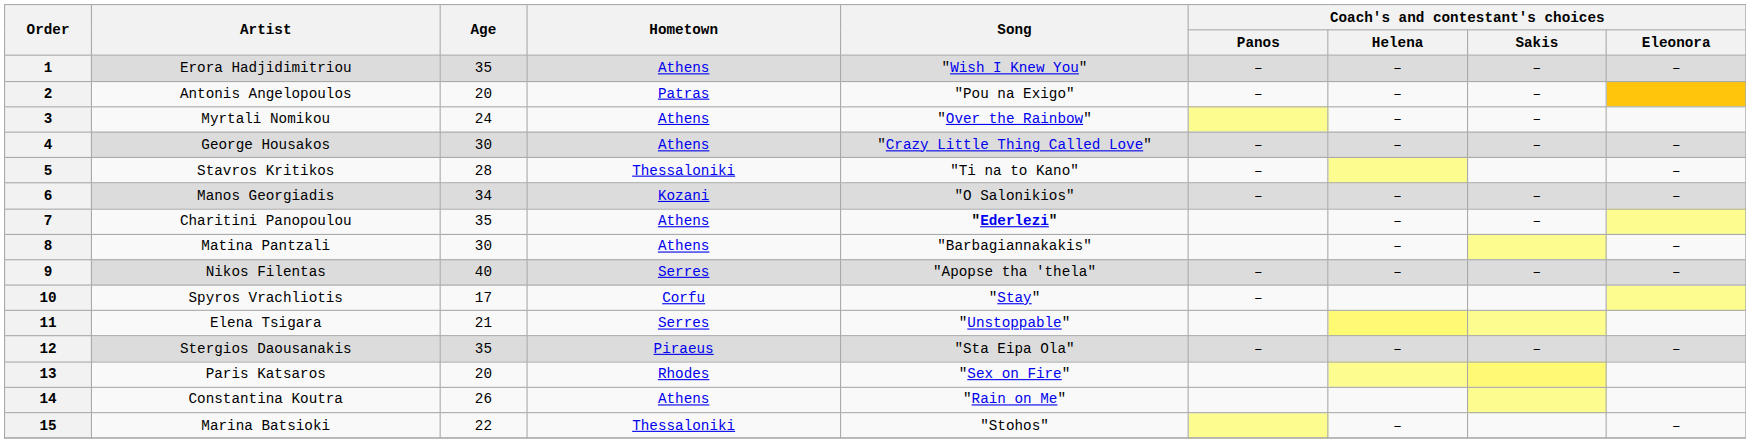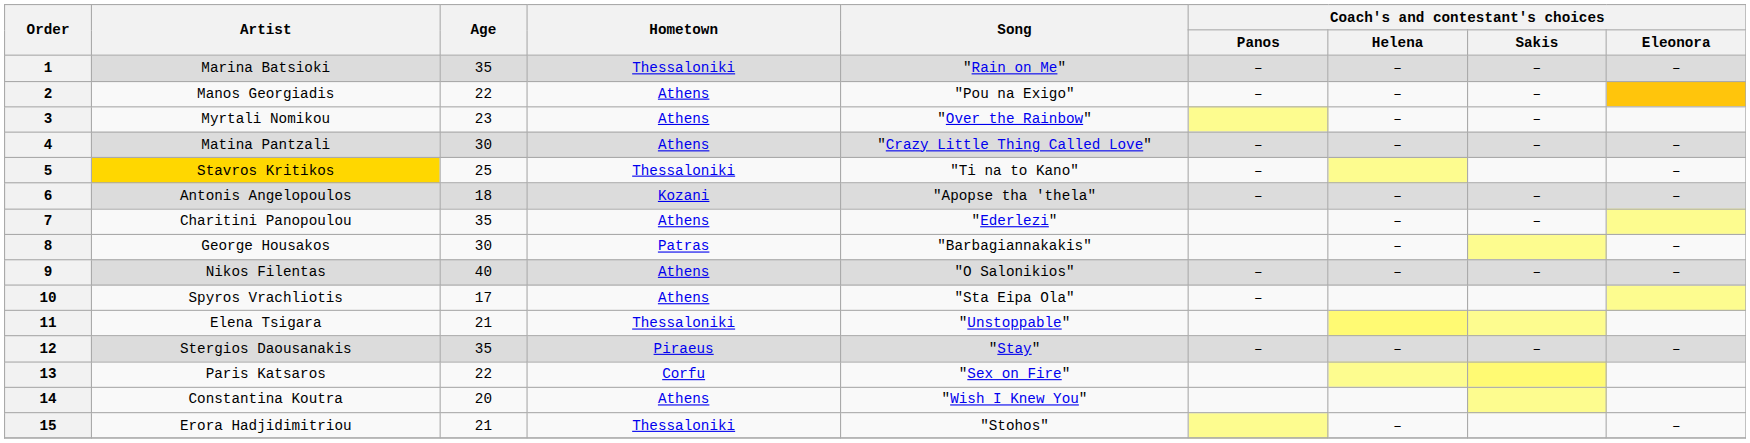(266, 68) Erora Hadjidimitriou -> (266, 68) Marina Batsioki
(684, 68) Athens -> (684, 68) Thessaloniki
(1015, 68) "Wish I Knew You" -> (1015, 68) "Rain on Me"
(266, 94) Antonis Angelopoulos -> (266, 94) Manos Georgiadis
(483, 94) 20 -> (483, 94) 22
(684, 94) Patras -> (684, 94) Athens
(483, 119) 24 -> (483, 119) 23
(266, 145) George Housakos -> (266, 145) Matina Pantzali
(266, 170) no background -> (266, 170) gold background
(483, 170) 28 -> (483, 170) 25
(266, 196) Manos Georgiadis -> (266, 196) Antonis Angelopoulos
(483, 196) 34 -> (483, 196) 18
(1015, 196) "O Salonikios" -> (1015, 196) "Apopse tha 'thela"
(1015, 221) bold -> (1015, 221) normal
(266, 247) Matina Pantzali -> (266, 247) George Housakos
(684, 247) Athens -> (684, 247) Patras
(684, 272) Serres -> (684, 272) Athens
(1015, 272) "Apopse tha 'thela" -> (1015, 272) "O Salonikios"
(684, 298) Corfu -> (684, 298) Athens
(1015, 298) "Stay" -> (1015, 298) "Sta Eipa Ola"
(684, 323) Serres -> (684, 323) Thessaloniki
(1015, 349) "Sta Eipa Ola" -> (1015, 349) "Stay"
(483, 374) 20 -> (483, 374) 22
(684, 374) Rhodes -> (684, 374) Corfu
(483, 400) 26 -> (483, 400) 20
(1015, 400) "Rain on Me" -> (1015, 400) "Wish I Knew You"
(266, 425) Marina Batsioki -> (266, 425) Erora Hadjidimitriou
(483, 425) 22 -> (483, 425) 21
